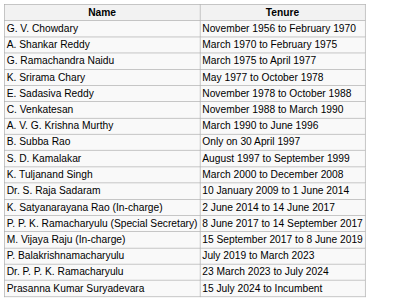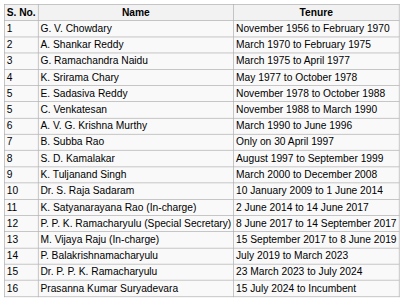+ column: (21, 12)
